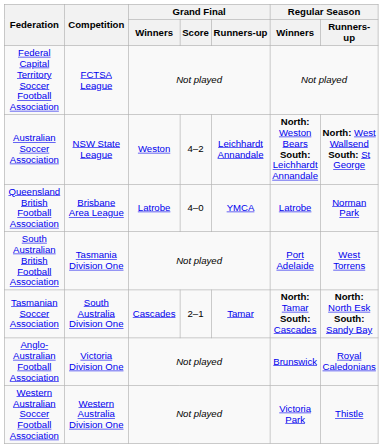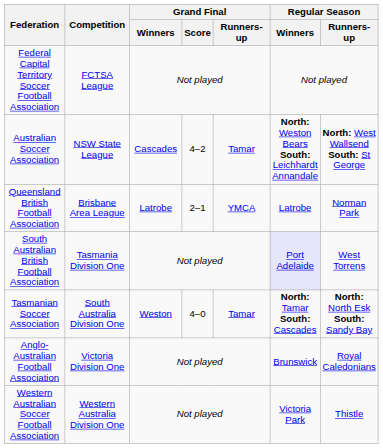(154, 149) Weston -> (156, 149) Cascades
(241, 149) Leichhardt Annandale -> (242, 149) Tamar
(196, 208) 4–0 -> (198, 208) 2–1
(295, 261) no background -> (295, 261) lavender background
(154, 314) Cascades -> (156, 314) Weston
(196, 314) 2–1 -> (198, 314) 4–0
